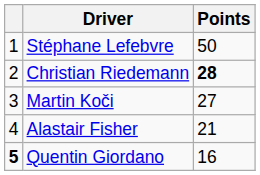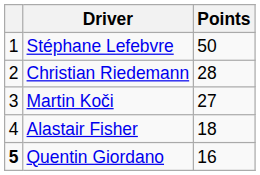(207, 74) bold -> (207, 74) normal
(207, 129) 21 -> (207, 129) 18
